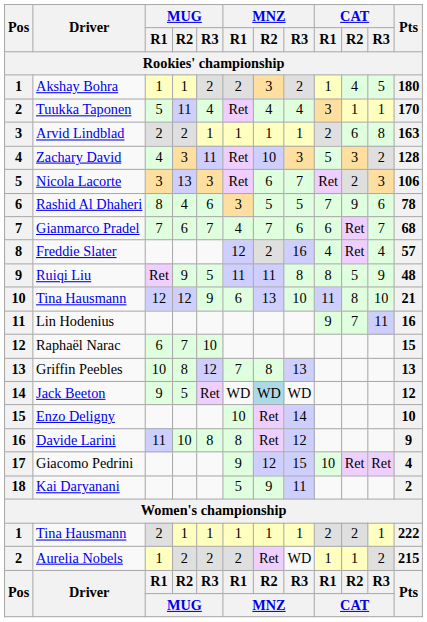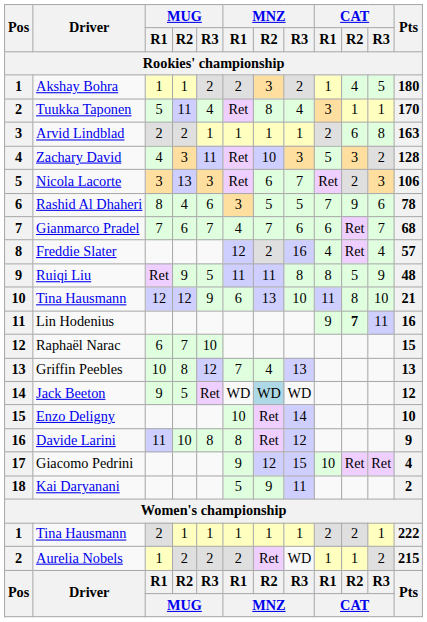(269, 110) 4 -> (269, 110) 8
(355, 322) normal -> (355, 322) bold
(269, 369) 8 -> (269, 369) 4
